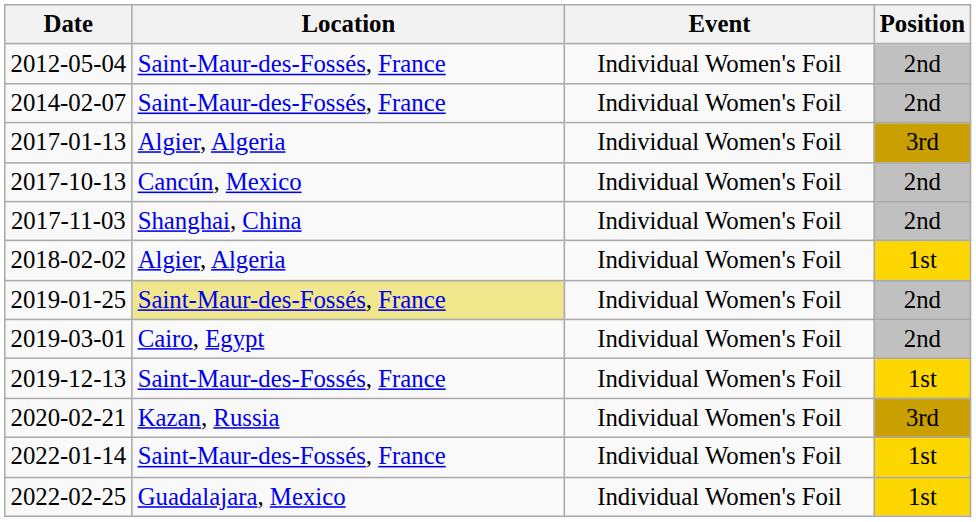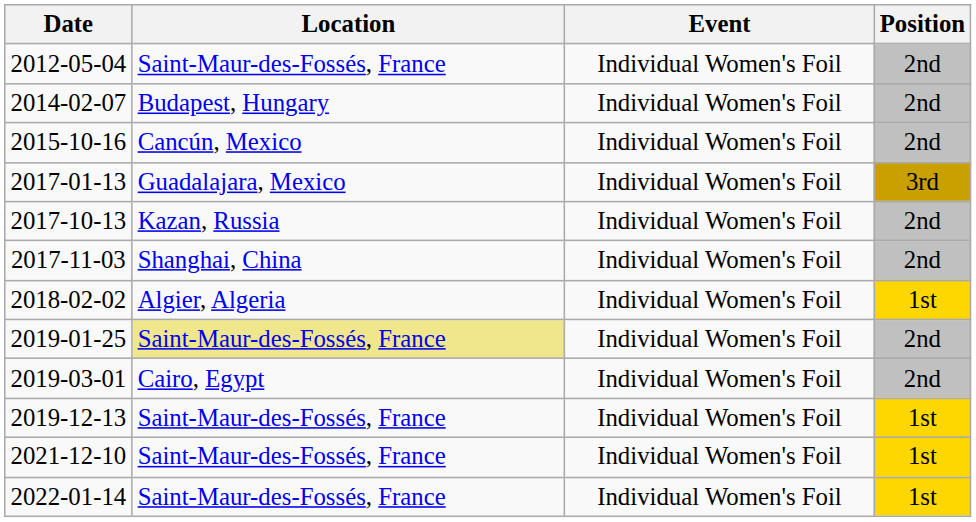(292, 102) Saint-Maur-des-Fossés, France -> (233, 102) Budapest, Hungary
+ row: (68, 142)
(212, 142) Algier, Algeria -> (242, 181) Guadalajara, Mexico
(220, 181) Cancún, Mexico -> (209, 220) Kazan, Russia
- row: (68, 417)
+ row: (68, 456)
- row: (68, 496)
